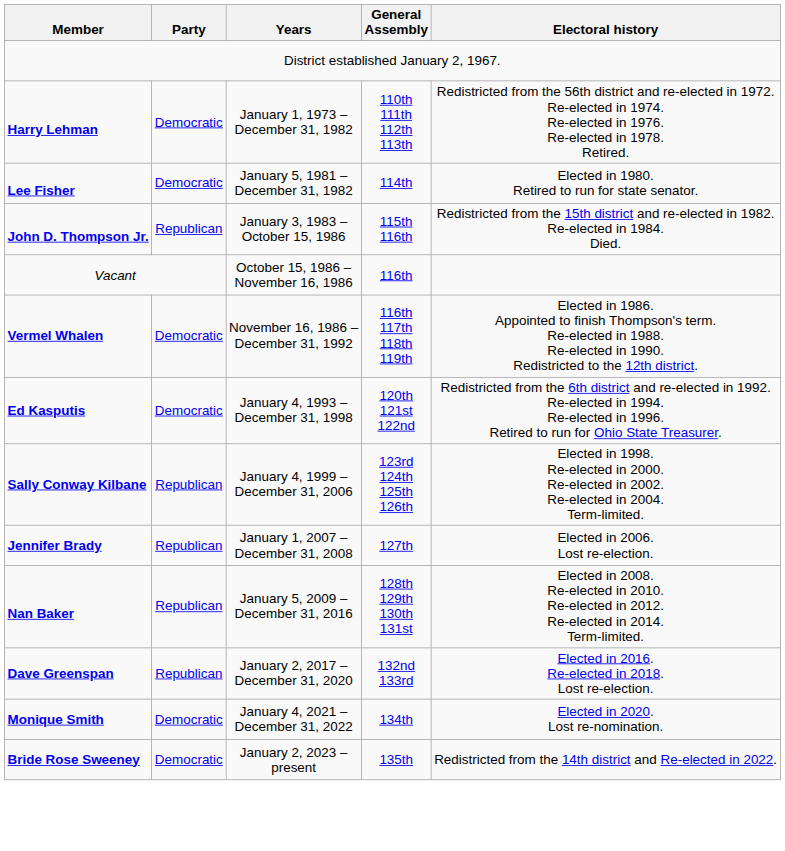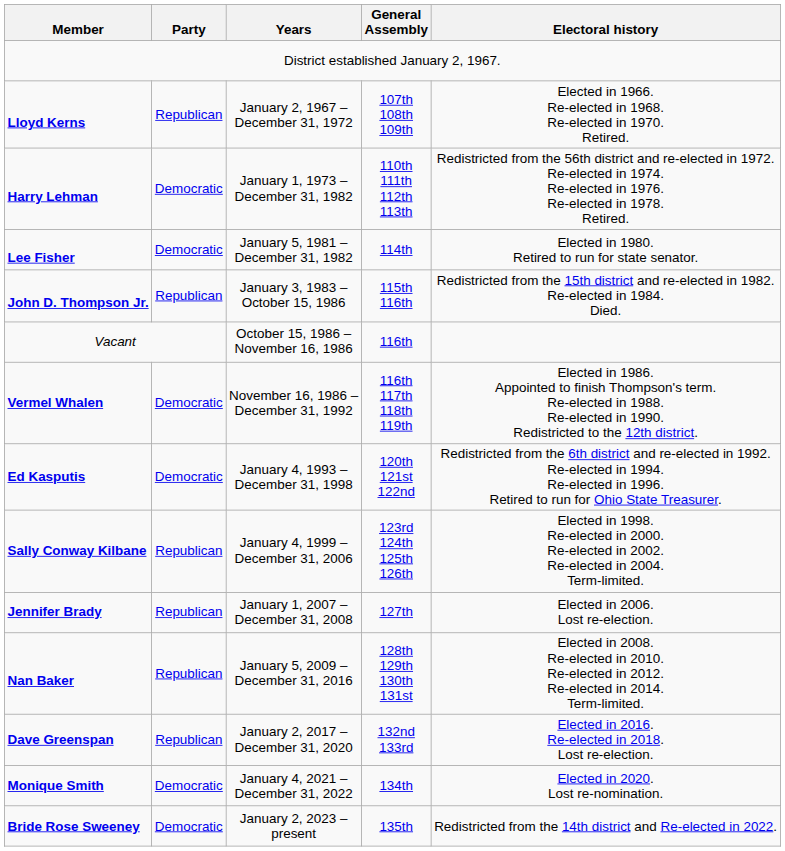+ row: (46, 122)
